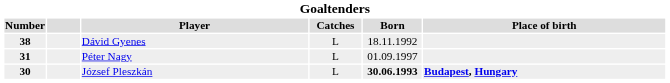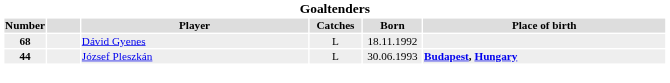(25, 41) 38 -> (25, 41) 68
- row: (107, 56)
(25, 71) 30 -> (25, 56) 44
(392, 71) bold -> (392, 56) normal
